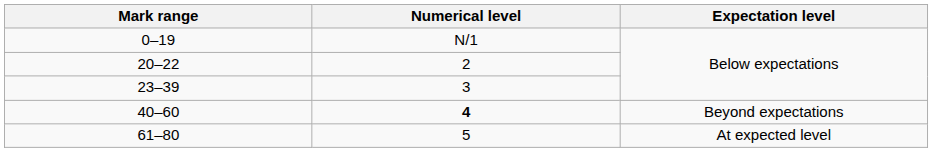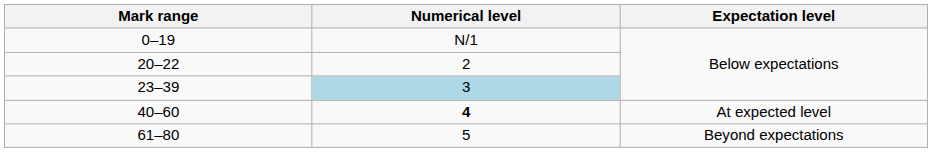(466, 87) no background -> (466, 87) lightblue background
(774, 111) Beyond expectations -> (774, 111) At expected level
(774, 135) At expected level -> (774, 135) Beyond expectations
